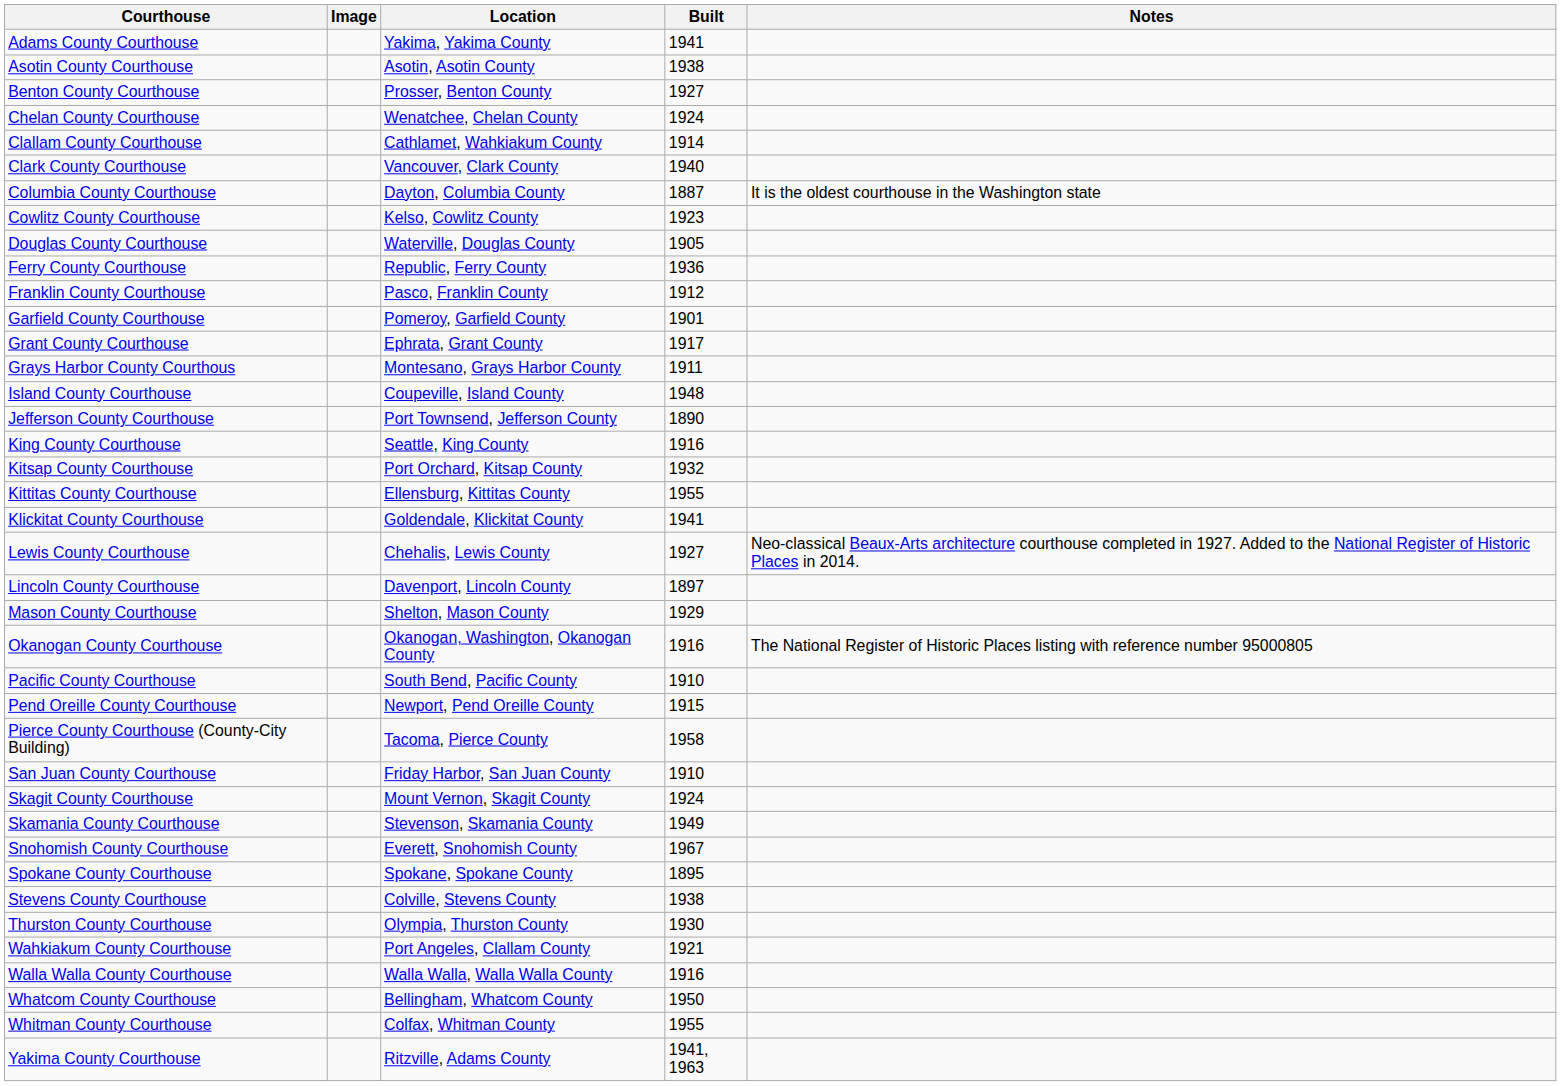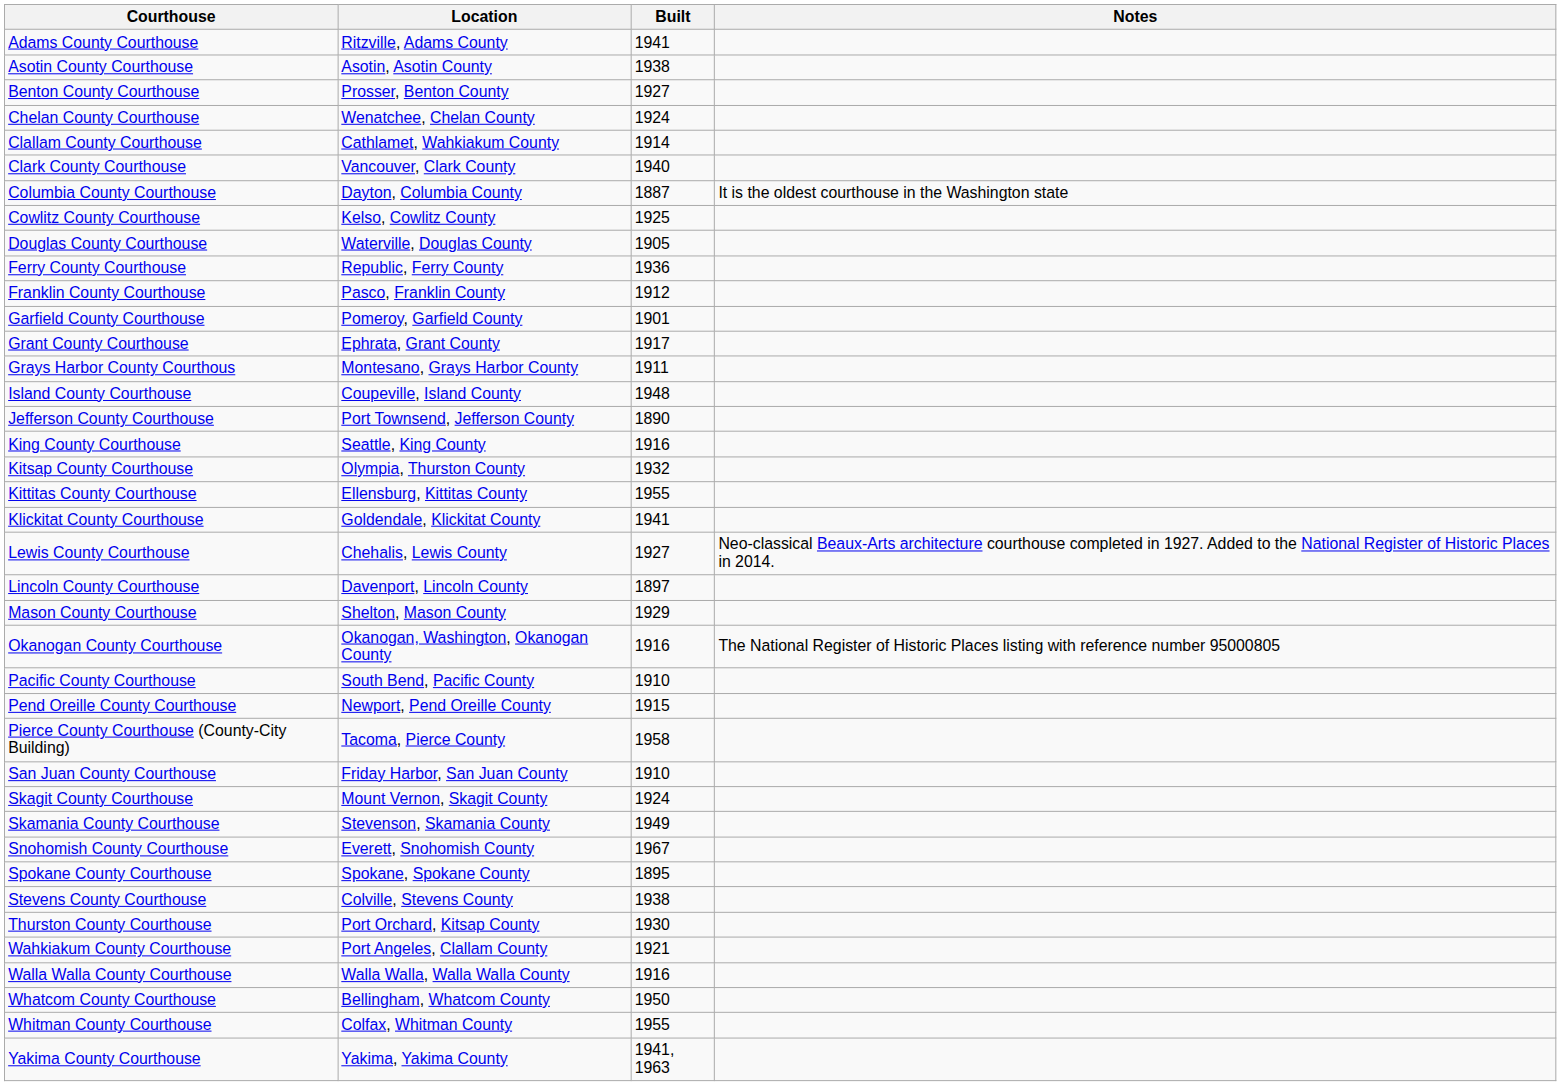- column: (354, 17)
(467, 42) Yakima, Yakima County -> (425, 42) Ritzville, Adams County
(686, 218) 1923 -> (652, 218) 1925
(483, 469) Port Orchard, Kitsap County -> (433, 469) Olympia, Thurston County
(476, 924) Olympia, Thurston County -> (440, 924) Port Orchard, Kitsap County
(467, 1059) Ritzville, Adams County -> (425, 1059) Yakima, Yakima County
